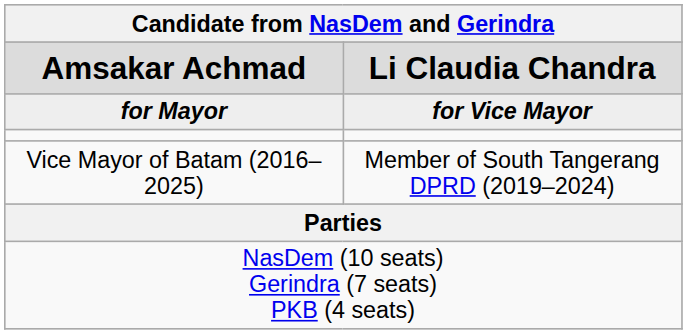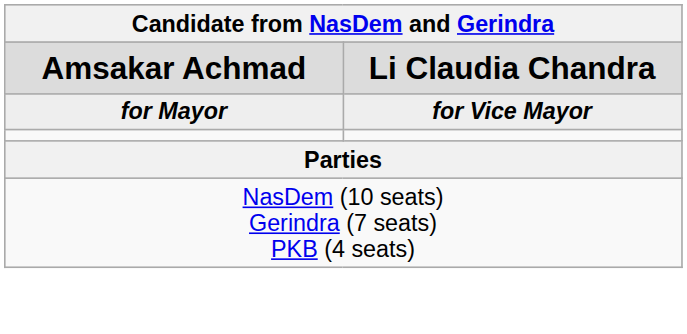- row: (174, 173)
